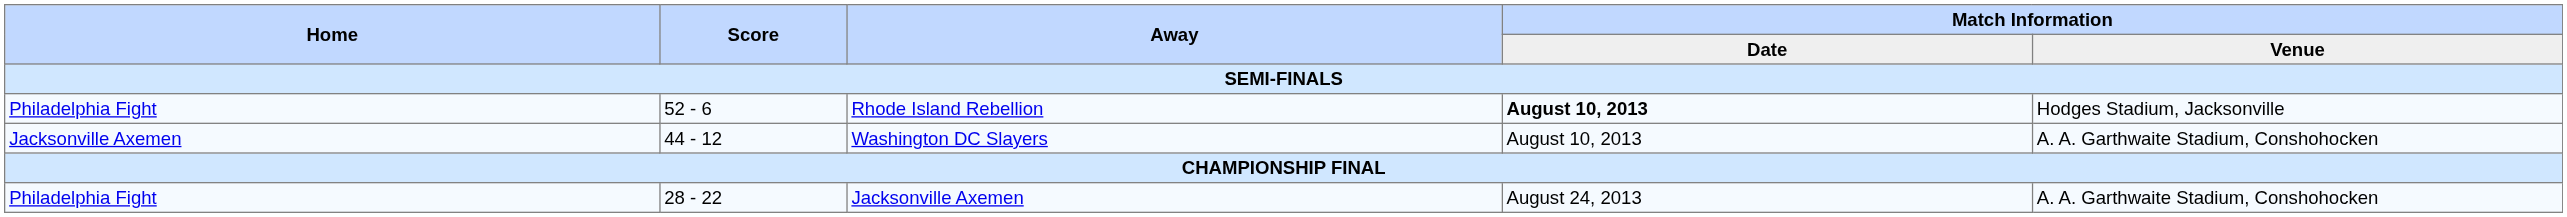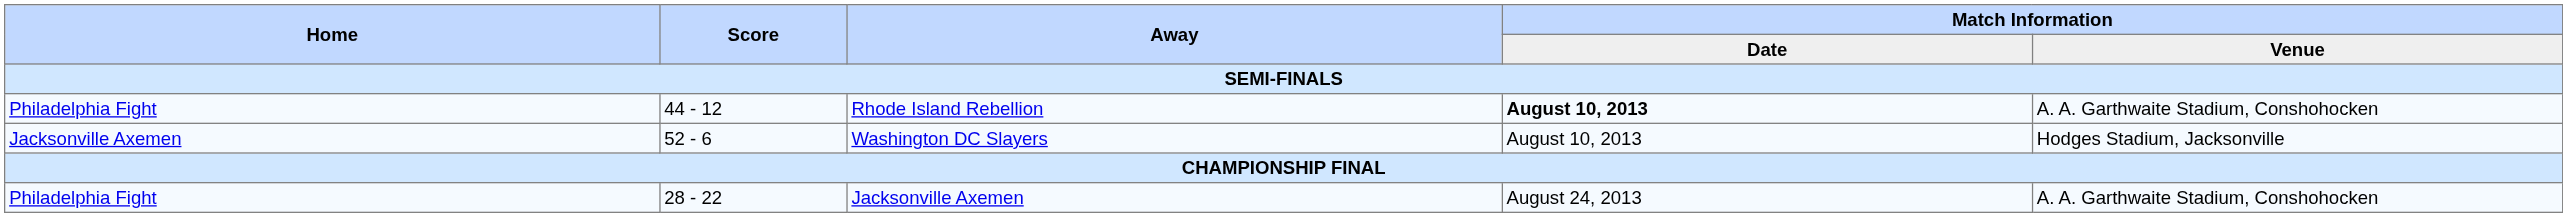(688, 108) 52 - 6 -> (693, 108) 44 - 12
(2161, 108) Hodges Stadium, Jacksonville -> (2208, 108) A. A. Garthwaite Stadium, Conshohocken
(693, 138) 44 - 12 -> (688, 138) 52 - 6
(2208, 138) A. A. Garthwaite Stadium, Conshohocken -> (2161, 138) Hodges Stadium, Jacksonville
